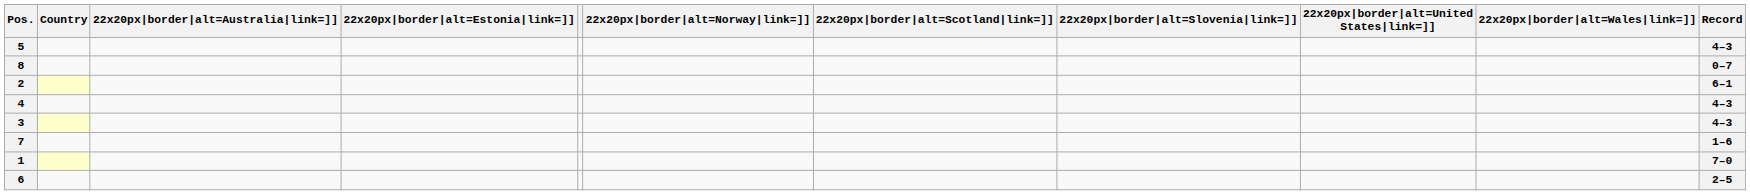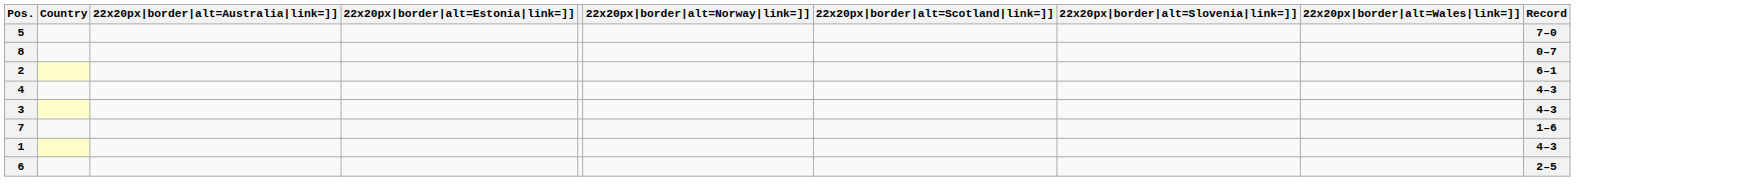- column: (1388, 20)
(1722, 46) 4–3 -> (1547, 33) 7–0
(1722, 161) 7–0 -> (1547, 147) 4–3
